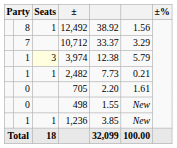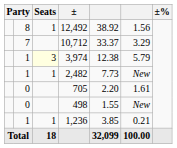(142, 74) 0.21 -> (141, 74) New
(141, 120) New -> (142, 120) 0.21
